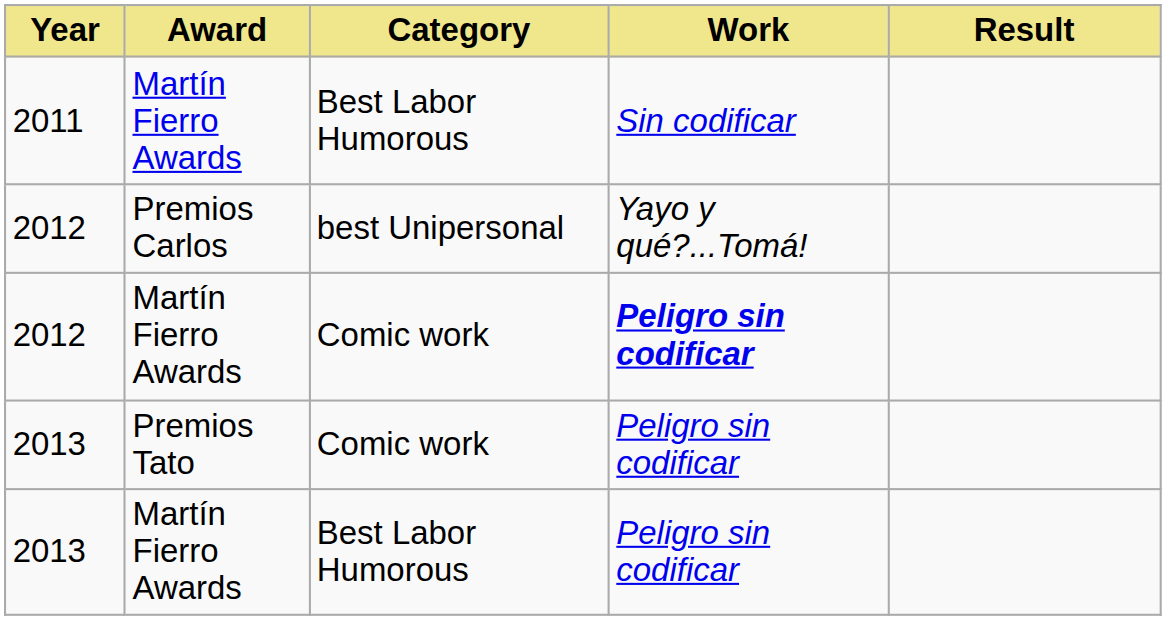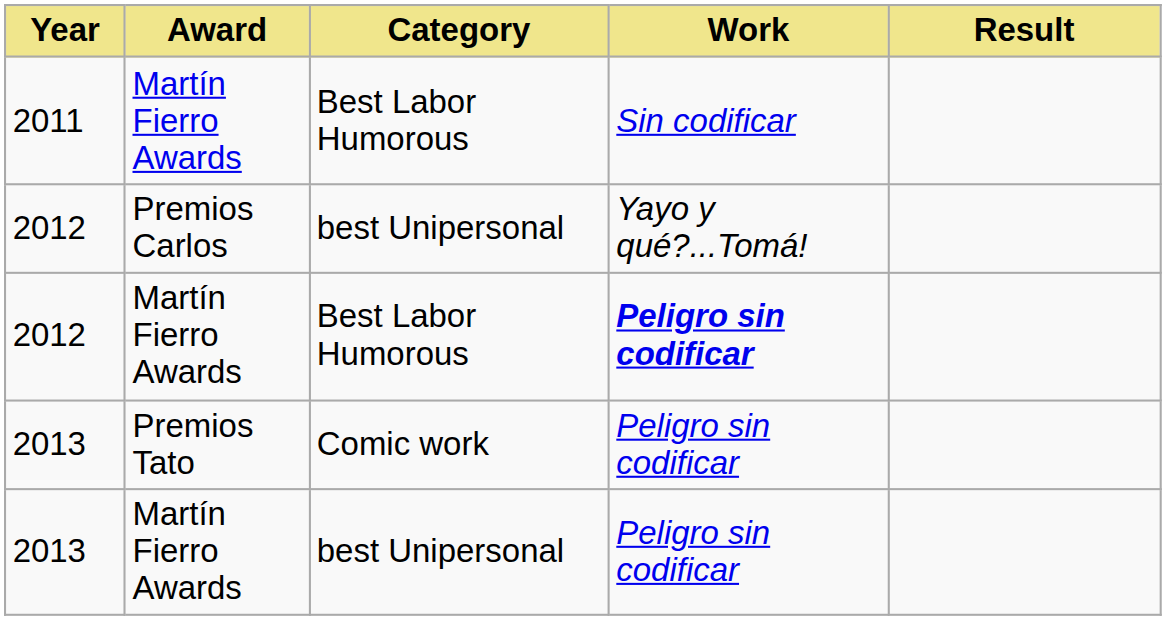(403, 335) Comic work -> (396, 335) Best Labor Humorous
(396, 551) Best Labor Humorous -> (440, 551) best Unipersonal
